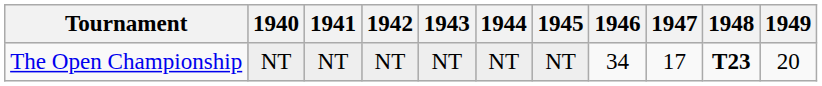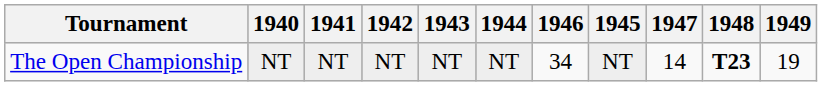columns swapped: (561, 23) <-> (617, 23)
(674, 61) 17 -> (674, 61) 14
(788, 61) 20 -> (788, 61) 19
